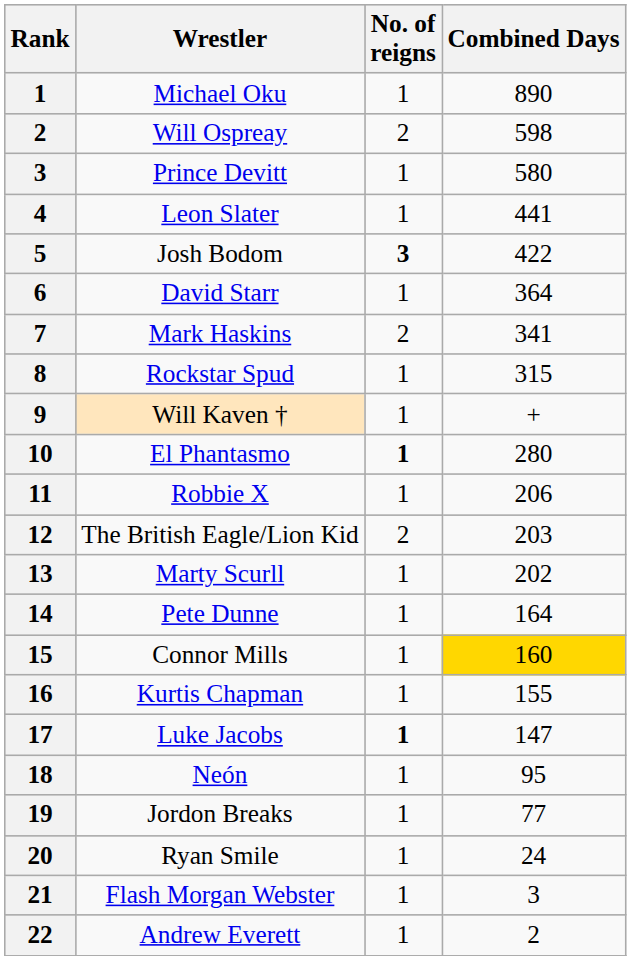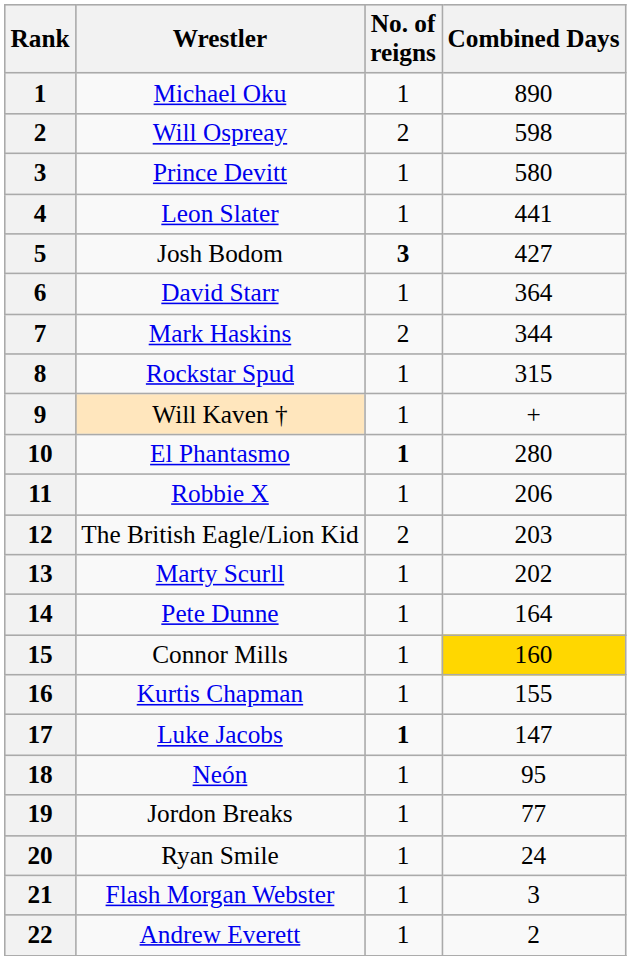(534, 253) 422 -> (534, 253) 427
(534, 333) 341 -> (534, 333) 344
